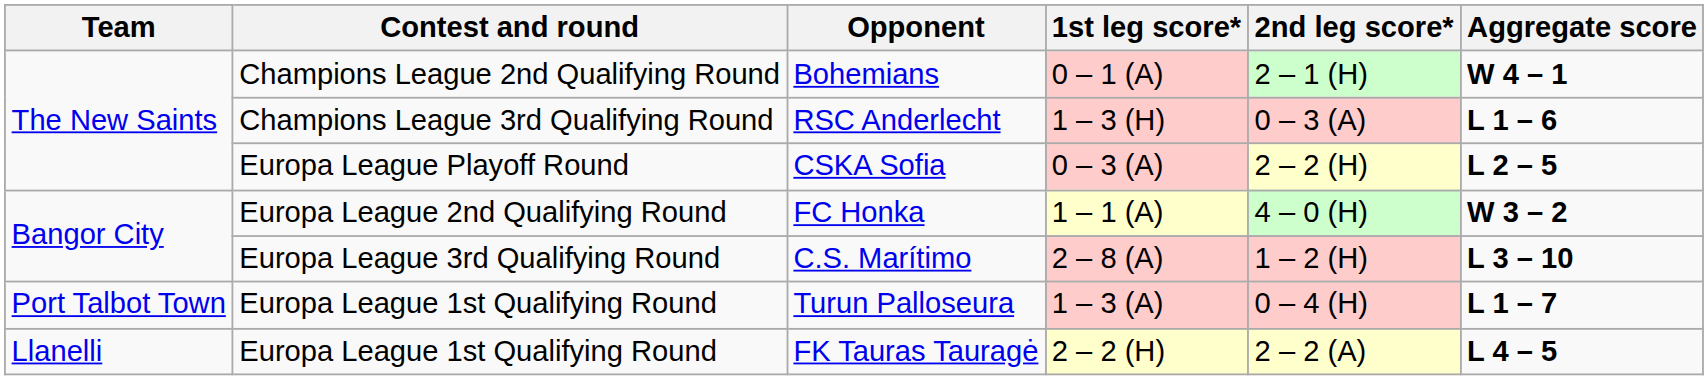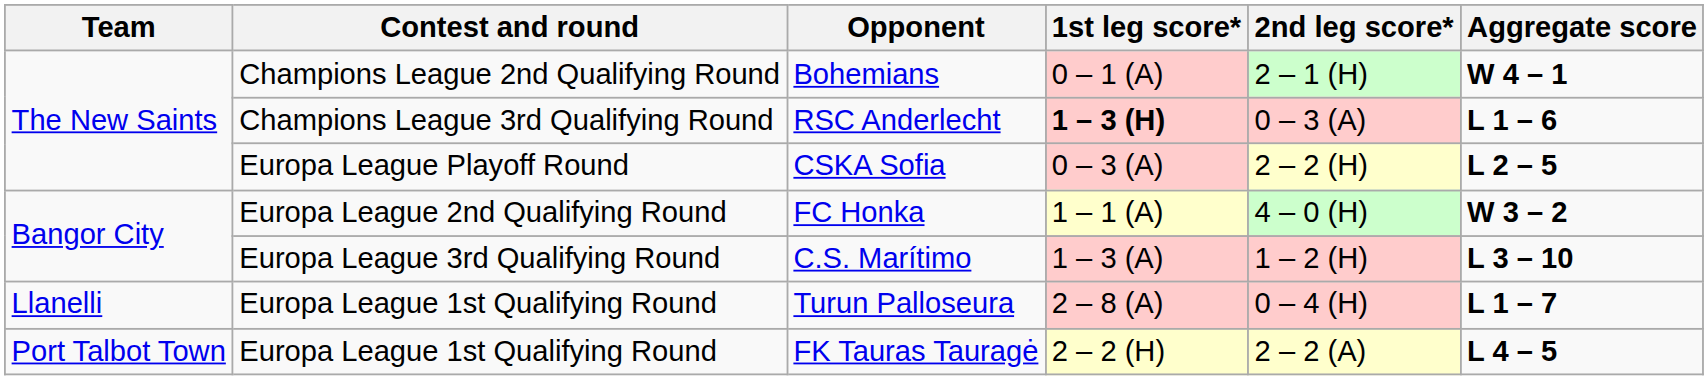(1108, 119) normal -> (1108, 119) bold
(1108, 258) 2 – 8 (A) -> (1108, 258) 1 – 3 (A)
(119, 304) Port Talbot Town -> (57, 304) Llanelli
(1108, 304) 1 – 3 (A) -> (1108, 304) 2 – 8 (A)
(57, 350) Llanelli -> (119, 350) Port Talbot Town
